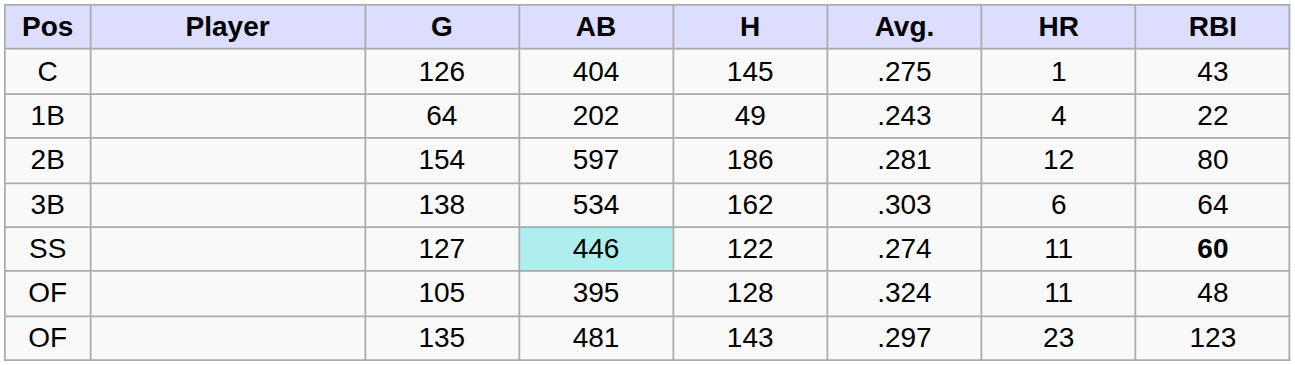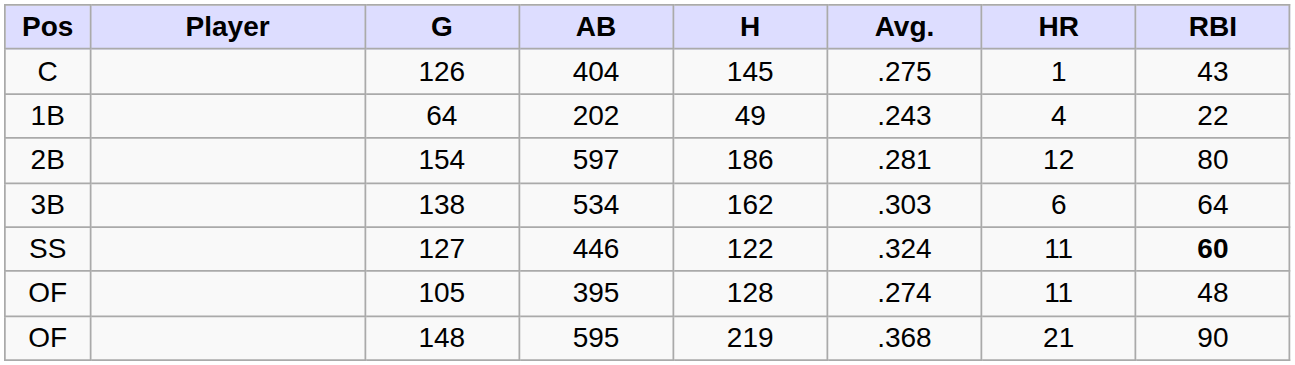(596, 248) paleturquoise background -> (596, 248) no background
(904, 248) .274 -> (904, 248) .324
(904, 293) .324 -> (904, 293) .274
+ row: (442, 337)
- row: (442, 337)
